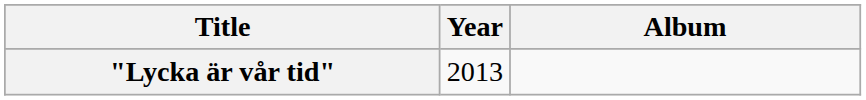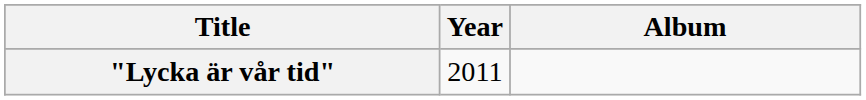(475, 71) 2013 -> (475, 71) 2011
